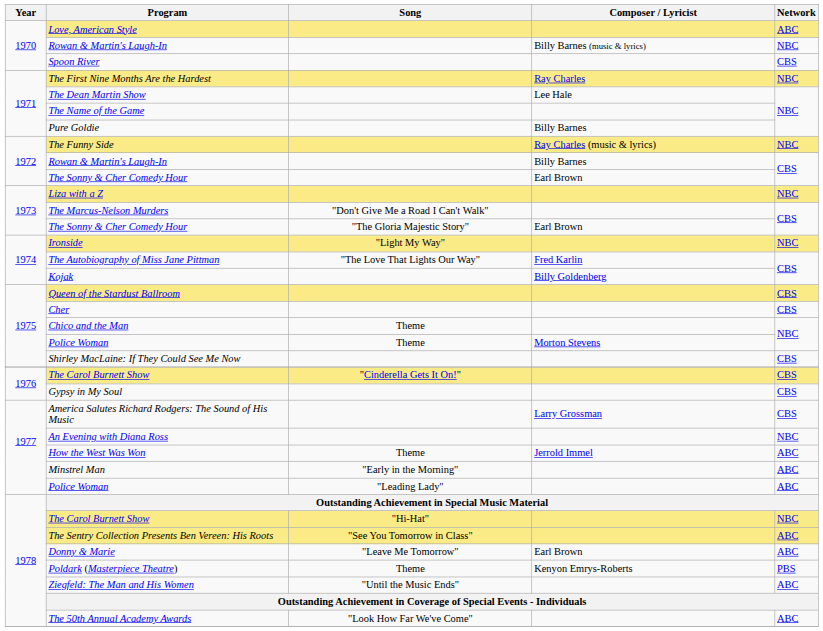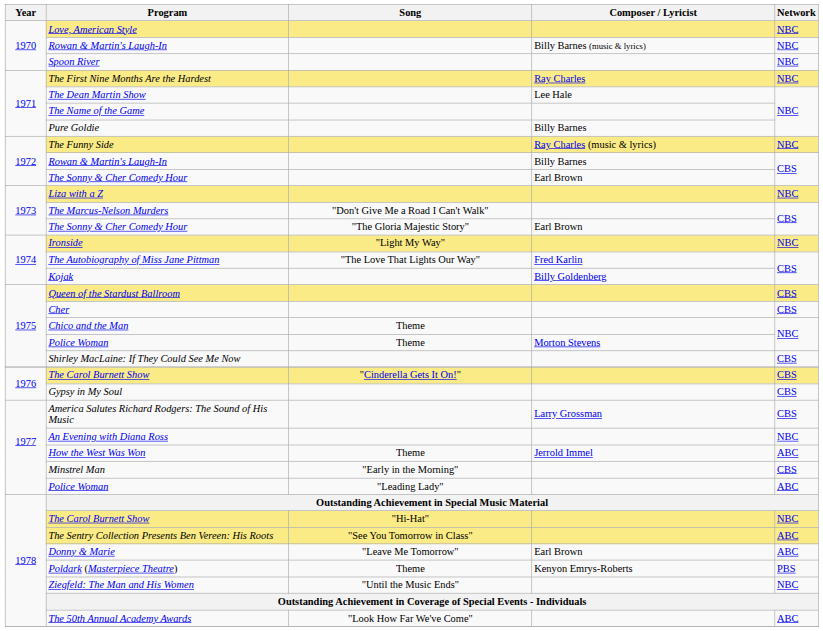(788, 29) ABC -> (788, 29) NBC
(787, 62) CBS -> (788, 62) NBC
(788, 469) ABC -> (787, 469) CBS
(788, 585) ABC -> (788, 585) NBC
